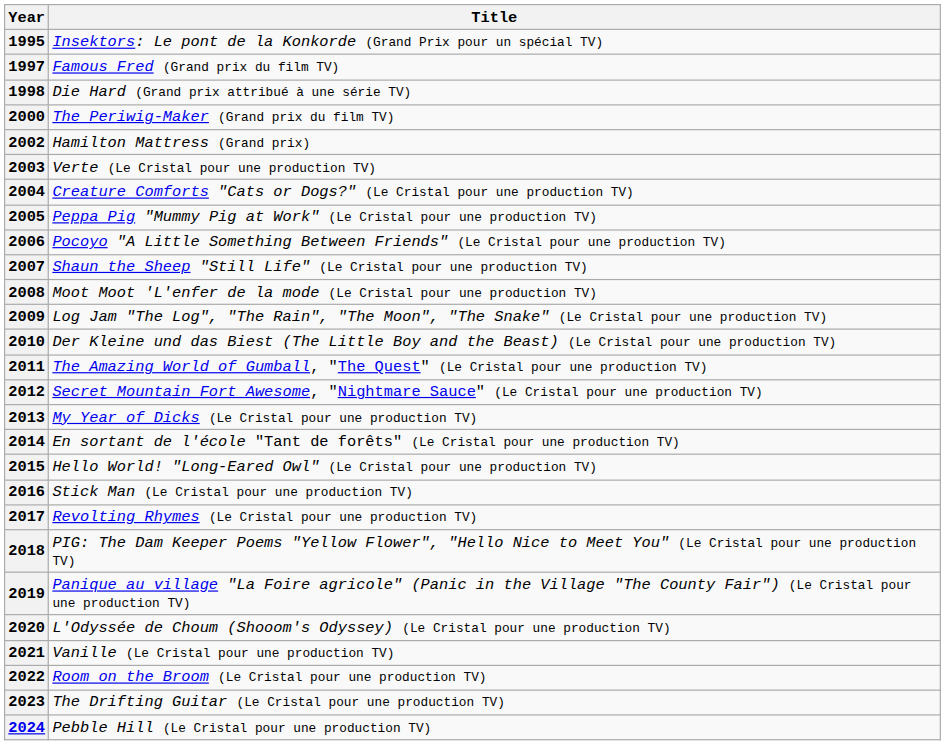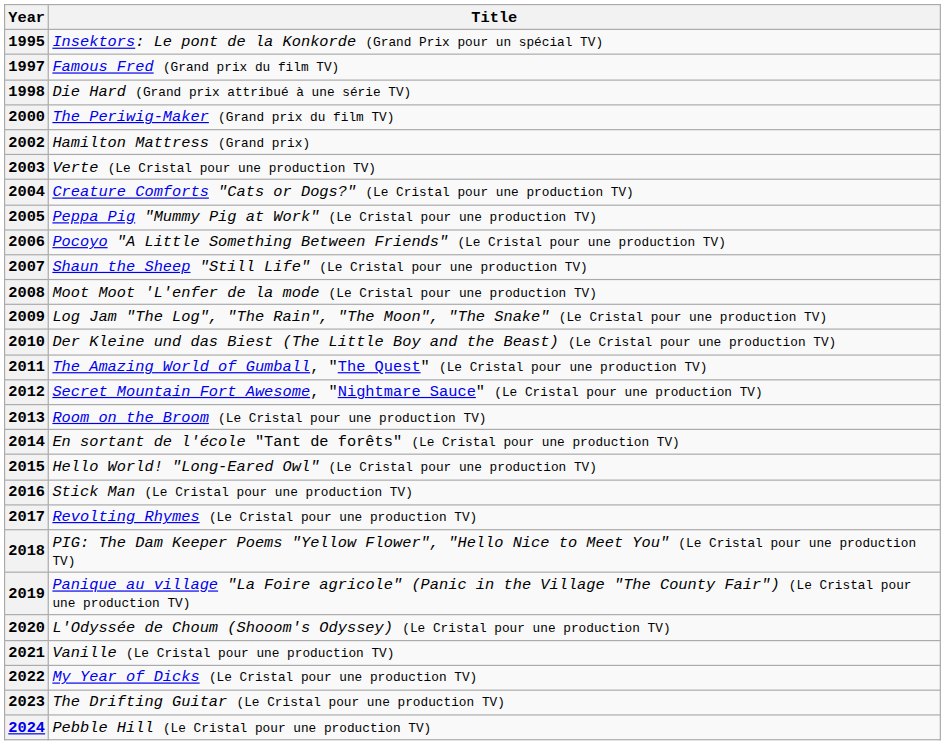(265, 417) My Year of Dicks (Le Cristal pour une production TV) -> (269, 417) Room on the Broom (Le Cristal pour une production TV)
(269, 678) Room on the Broom (Le Cristal pour une production TV) -> (265, 678) My Year of Dicks (Le Cristal pour une production TV)
